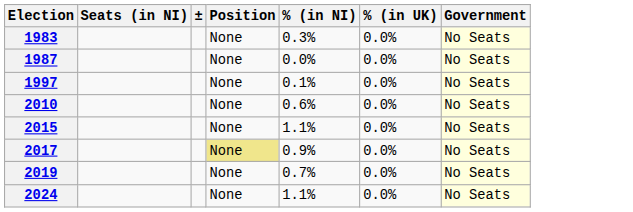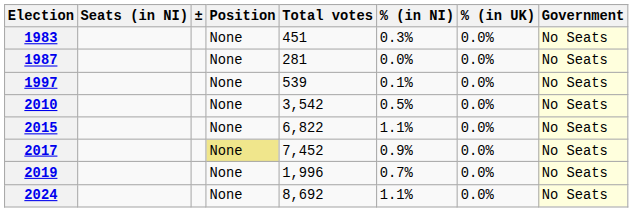+ column: (328, 16)
(299, 106) 0.6% -> (396, 106) 0.5%
